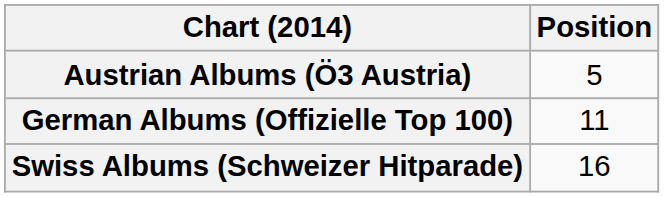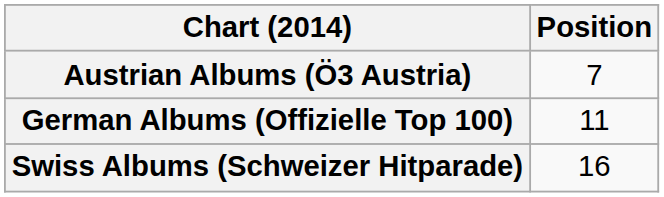(594, 74) 5 -> (594, 74) 7
